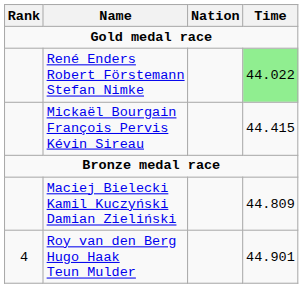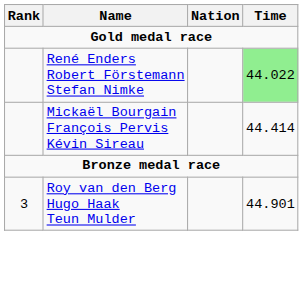(270, 128) 44.415 -> (270, 128) 44.414
- row: (112, 204)
(24, 257) 4 -> (24, 204) 3
